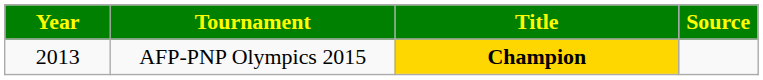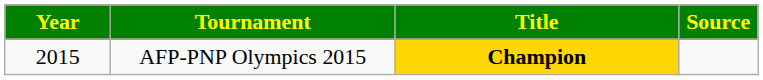(58, 56) 2013 -> (58, 56) 2015
